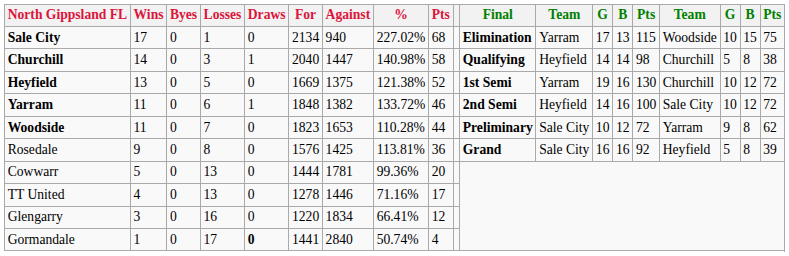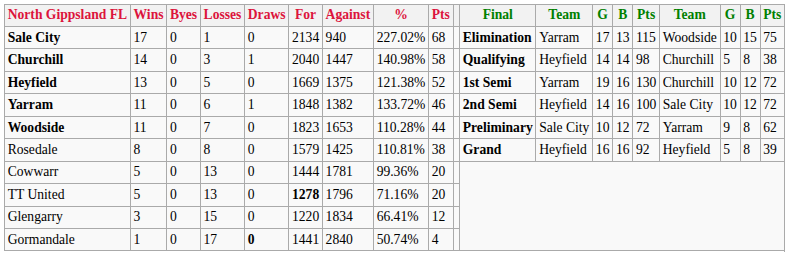(137, 149) 9 -> (137, 149) 8
(306, 149) 1576 -> (306, 149) 1579
(401, 149) 113.81% -> (401, 149) 110.81%
(439, 149) 36 -> (439, 149) 38
(564, 149) Sale City -> (563, 149) Heyfield
(137, 194) 4 -> (137, 194) 5
(306, 194) normal -> (306, 194) bold
(339, 194) 1446 -> (339, 194) 1796
(439, 194) 17 -> (439, 194) 20
(210, 217) 16 -> (210, 217) 15
